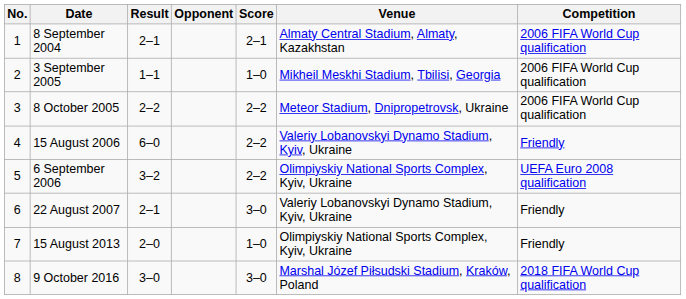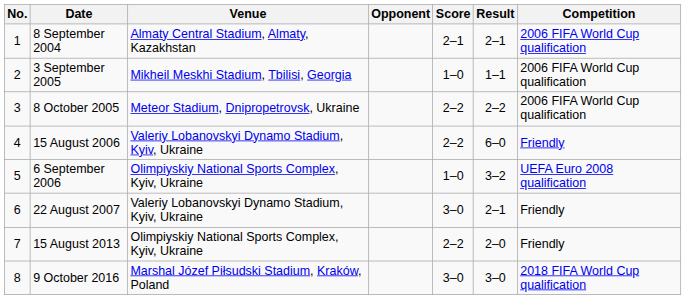columns swapped: (397, 14) <-> (150, 14)
(256, 176) 2–2 -> (453, 176) 1–0
(256, 244) 1–0 -> (453, 244) 2–2
